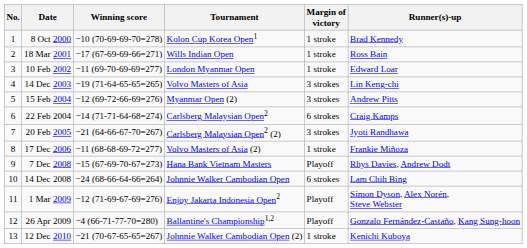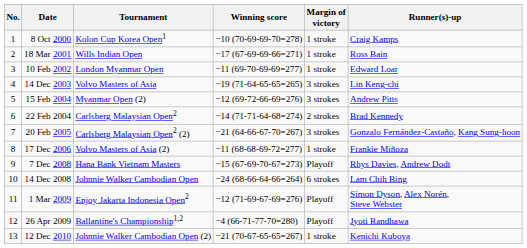columns swapped: (234, 17) <-> (119, 17)
(377, 38) Brad Kennedy -> (374, 38) Craig Kamps
(323, 115) 6 strokes -> (323, 115) 2 strokes
(374, 115) Craig Kamps -> (377, 115) Brad Kennedy
(379, 132) Jyoti Randhawa -> (435, 132) Gonzalo Fernández-Castaño, Kang Sung-hoon
(435, 220) Gonzalo Fernández-Castaño, Kang Sung-hoon -> (379, 220) Jyoti Randhawa
